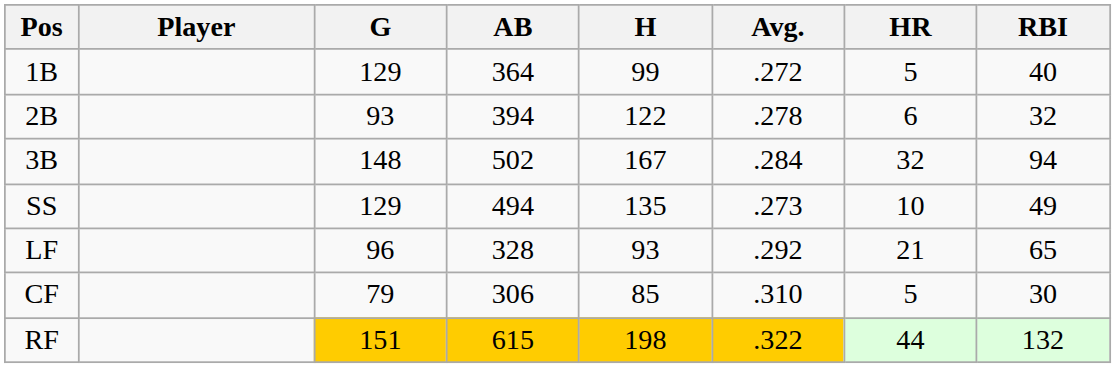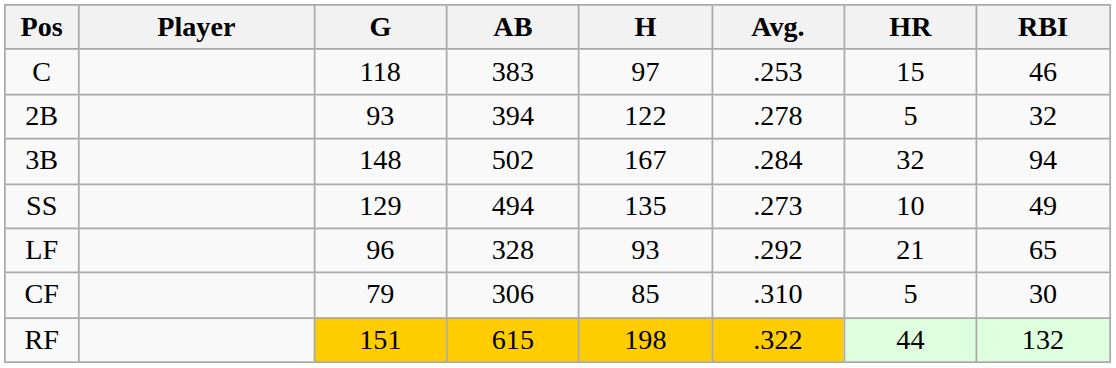+ row: (42, 71)
- row: (42, 71)
(910, 116) 6 -> (910, 116) 5
